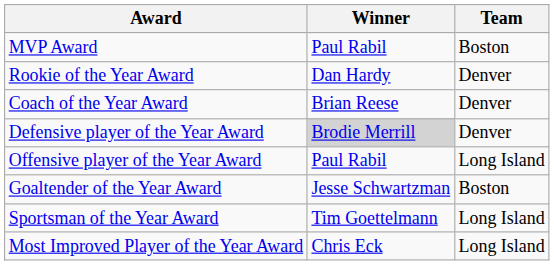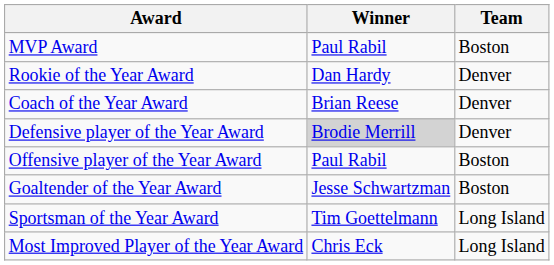(502, 160) Long Island -> (484, 160) Boston
